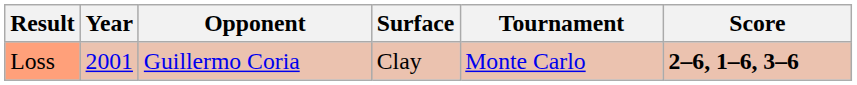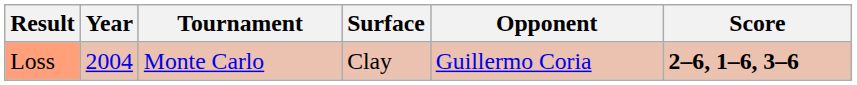columns swapped: (561, 23) <-> (255, 23)
(109, 60) 2001 -> (109, 60) 2004
